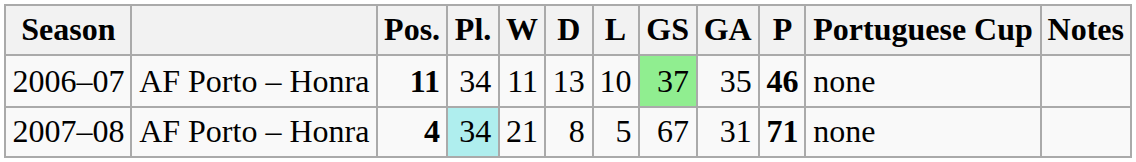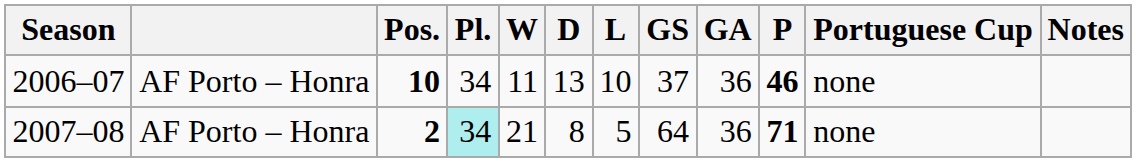(425, 80) 11 -> (424, 80) 10
(673, 80) lightgreen background -> (673, 80) no background
(736, 80) 35 -> (736, 80) 36
(432, 131) 4 -> (432, 131) 2
(673, 131) 67 -> (673, 131) 64
(736, 131) 31 -> (736, 131) 36
